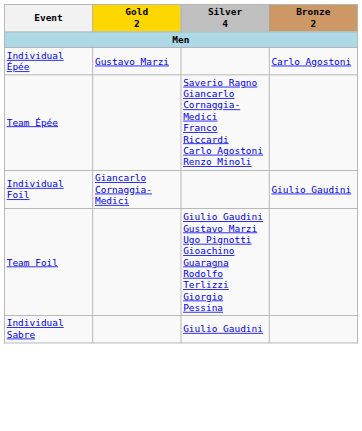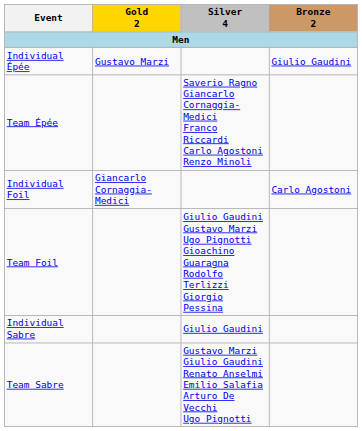(311, 61) Carlo Agostoni -> (311, 61) Giulio Gaudini
(311, 189) Giulio Gaudini -> (311, 189) Carlo Agostoni
+ row: (35, 384)
